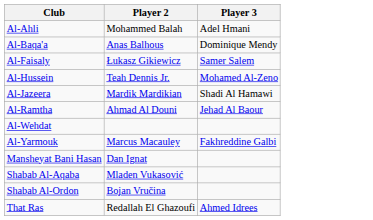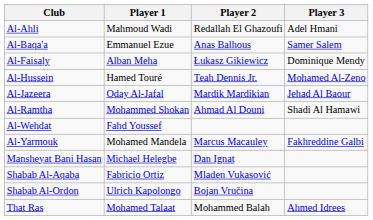+ column: (148, 12)
(144, 28) Mohammed Balah -> (238, 28) Redallah El Ghazoufi
(239, 45) Dominique Mendy -> (314, 45) Samer Salem
(227, 61) Samer Salem -> (326, 61) Dominique Mendy
(236, 93) Shadi Al Hamawi -> (319, 93) Jehad Al Baour
(231, 110) Jehad Al Baour -> (324, 110) Shadi Al Hamawi
(151, 207) Redallah El Ghazoufi -> (232, 207) Mohammed Balah
